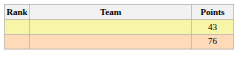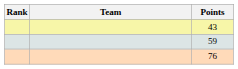+ row: (213, 42)
